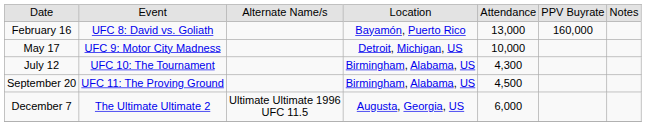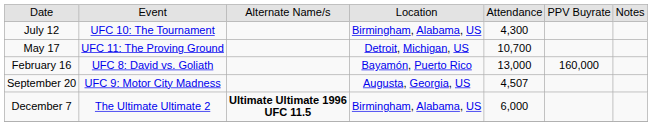rows swapped: (42, 30) <-> (42, 65)
(153, 48) UFC 9: Motor City Madness -> (153, 48) UFC 11: The Proving Ground
(508, 48) 10,000 -> (514, 48) 10,700
(153, 83) UFC 11: The Proving Ground -> (153, 83) UFC 9: Motor City Madness
(410, 83) Birmingham, Alabama, US -> (417, 83) Augusta, Georgia, US
(508, 83) 4,500 -> (514, 83) 4,507
(285, 107) normal -> (288, 107) bold
(410, 107) Augusta, Georgia, US -> (417, 107) Birmingham, Alabama, US
